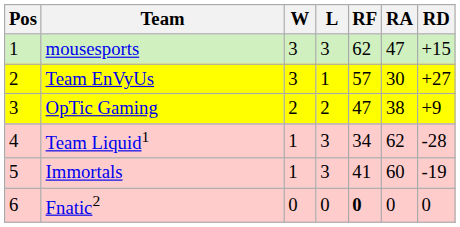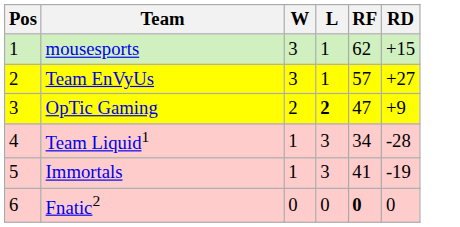- column: (399, 19)
(325, 49) 3 -> (325, 49) 1
(325, 108) normal -> (325, 108) bold
